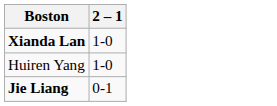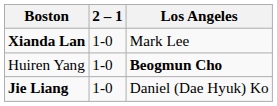+ column: (199, 16)
(102, 88) 0-1 -> (102, 88) 1-0
